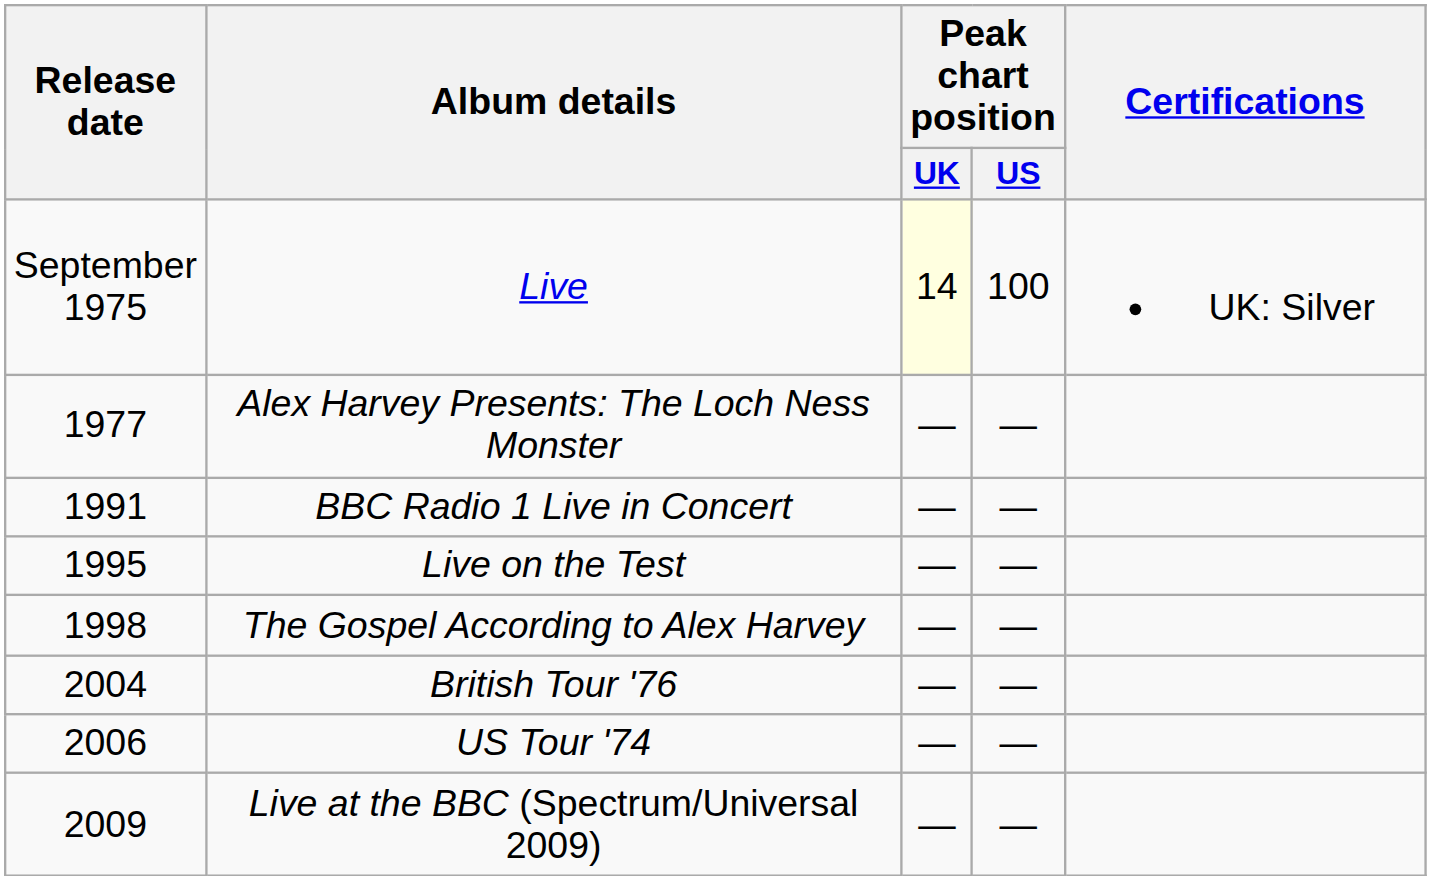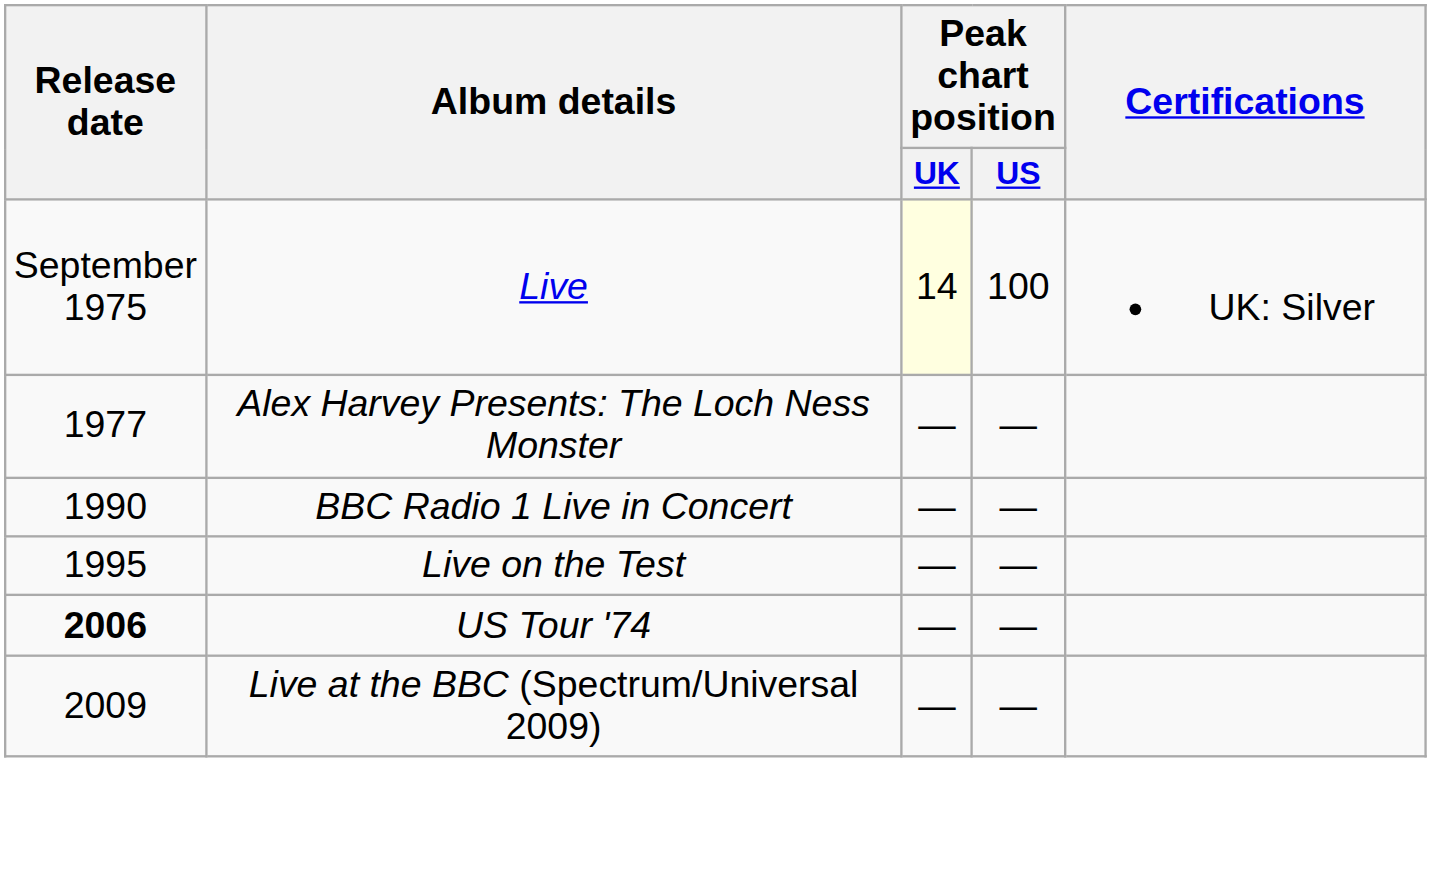(105, 505) 1991 -> (105, 505) 1990
- row: (554, 624)
- row: (554, 683)
(105, 743) normal -> (105, 624) bold
